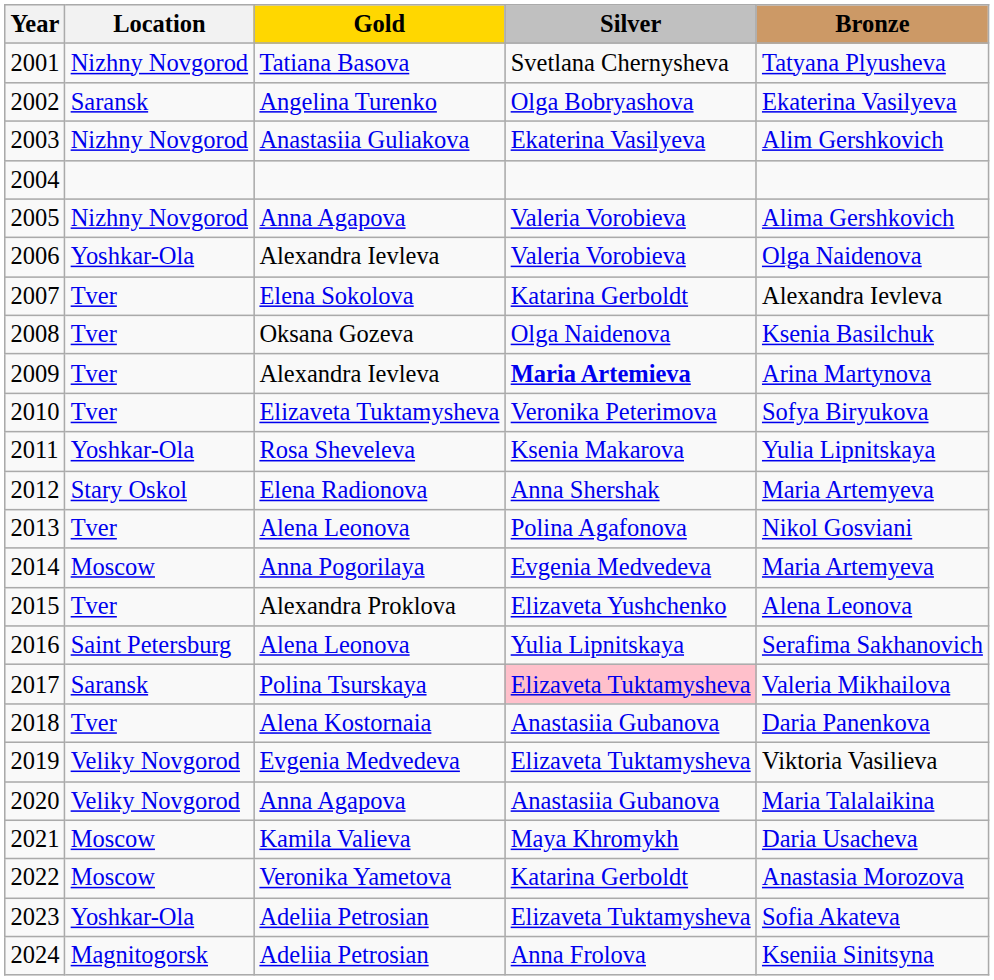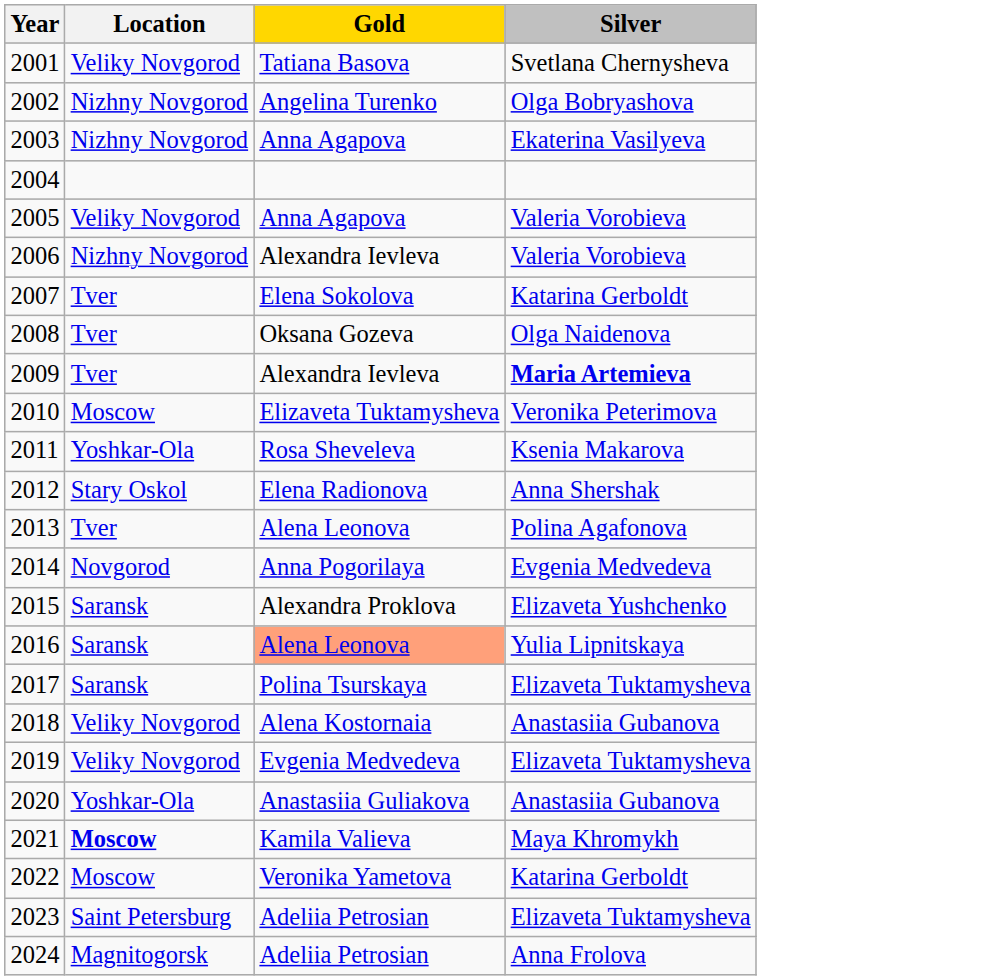- column: (872, 23)
(159, 62) Nizhny Novgorod -> (155, 62) Veliky Novgorod
(109, 101) Saransk -> (159, 101) Nizhny Novgorod
(364, 140) Anastasiia Guliakova -> (332, 140) Anna Agapova
(159, 218) Nizhny Novgorod -> (155, 218) Veliky Novgorod
(132, 256) Yoshkar-Ola -> (159, 256) Nizhny Novgorod
(94, 412) Tver -> (113, 412) Moscow
(113, 567) Moscow -> (120, 567) Novgorod
(94, 606) Tver -> (109, 606) Saransk
(151, 645) Saint Petersburg -> (109, 645) Saransk
(335, 645) no background -> (335, 645) lightsalmon background
(631, 683) pink background -> (631, 683) no background
(94, 722) Tver -> (155, 722) Veliky Novgorod
(155, 800) Veliky Novgorod -> (132, 800) Yoshkar-Ola
(332, 800) Anna Agapova -> (364, 800) Anastasiia Guliakova
(113, 839) normal -> (113, 839) bold
(132, 916) Yoshkar-Ola -> (151, 916) Saint Petersburg
